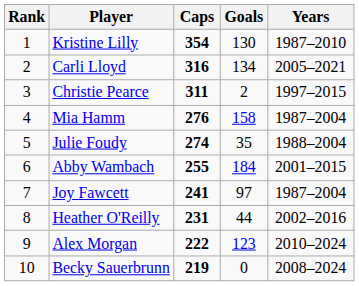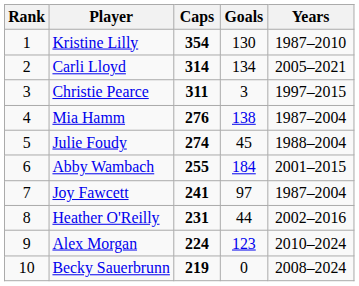(197, 67) 316 -> (197, 67) 314
(244, 92) 2 -> (244, 92) 3
(244, 117) 158 -> (244, 117) 138
(244, 142) 35 -> (244, 142) 45
(197, 243) 222 -> (197, 243) 224
